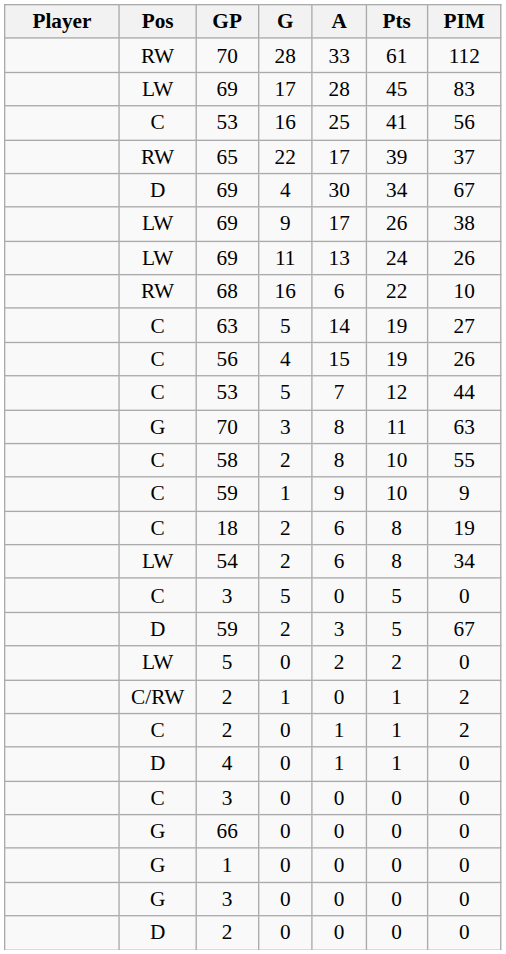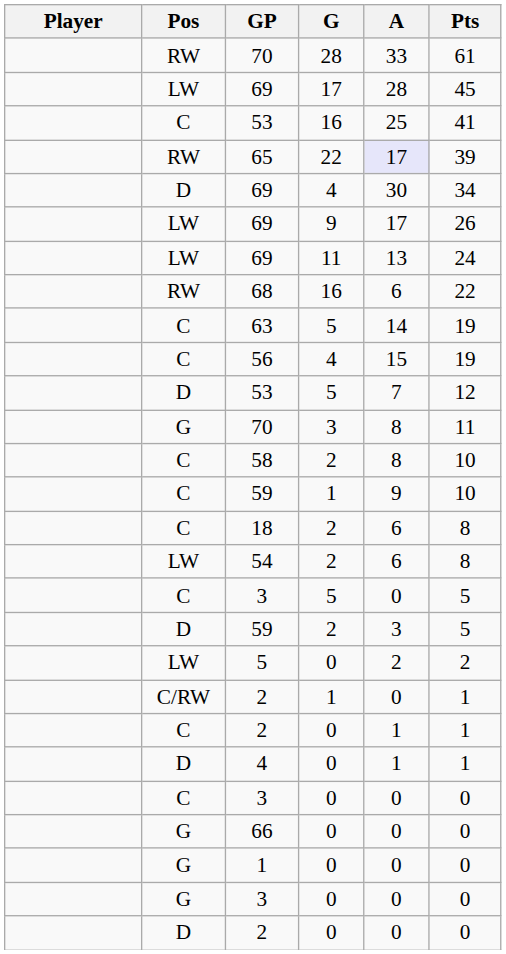- column: (464, 21)
(339, 156) no background -> (396, 156) lavender background
(158, 392) C -> (183, 392) D
